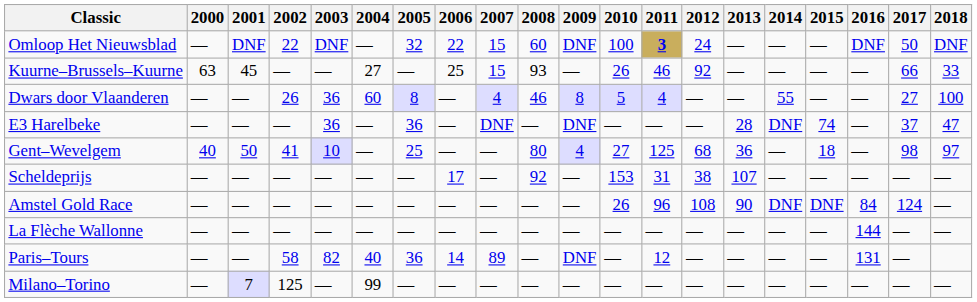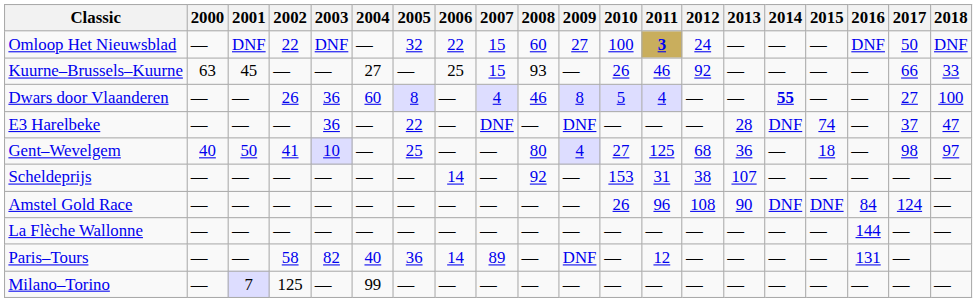(580, 44) DNF -> (580, 44) 27
(785, 97) normal -> (785, 97) bold
(414, 124) 36 -> (414, 124) 22
(456, 177) 17 -> (456, 177) 14
